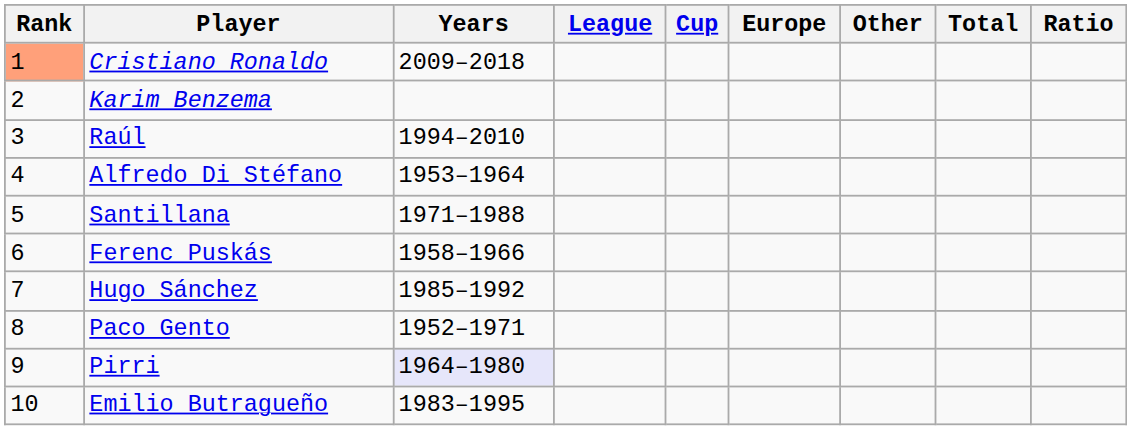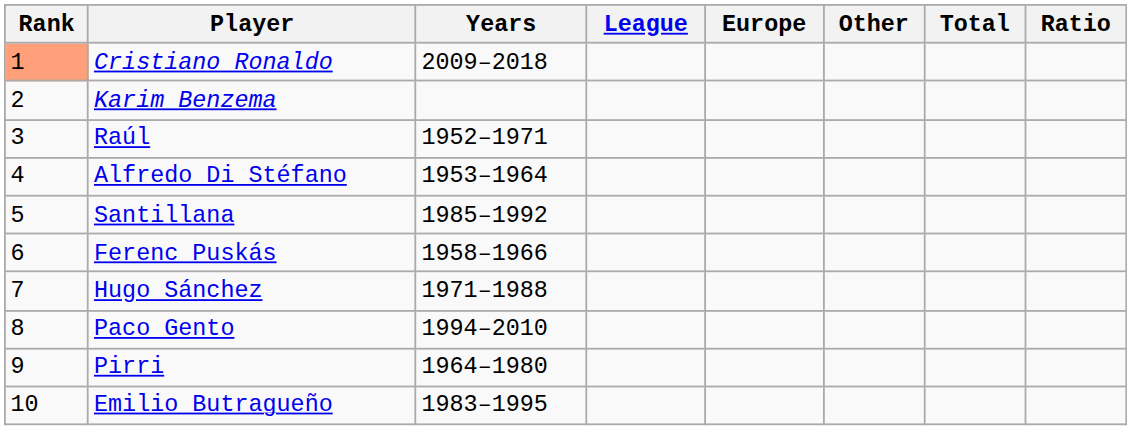- column: (697, 24)
(462, 138) 1994–2010 -> (485, 138) 1952–1971
(462, 215) 1971–1988 -> (485, 215) 1985–1992
(462, 291) 1985–1992 -> (485, 291) 1971–1988
(462, 329) 1952–1971 -> (485, 329) 1994–2010
(462, 367) lavender background -> (485, 367) no background
